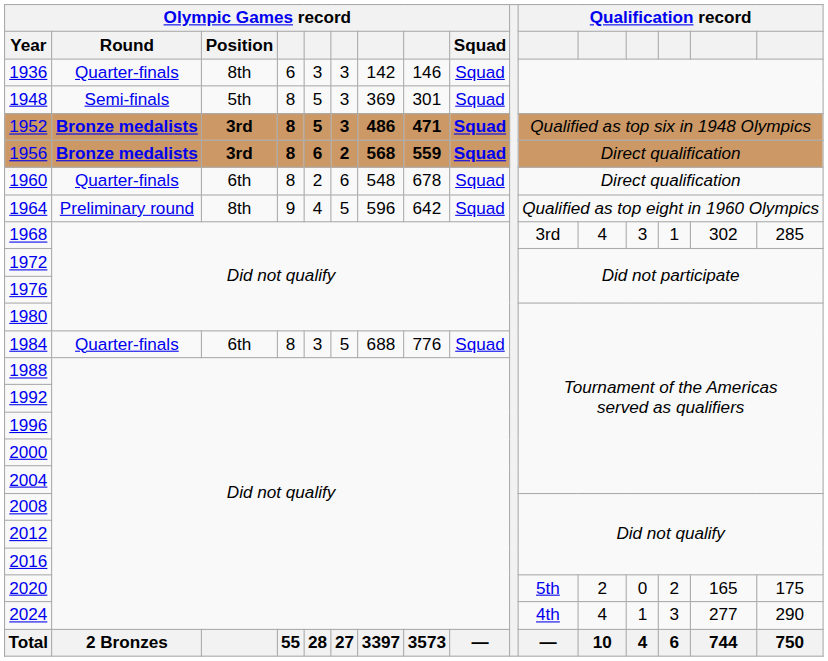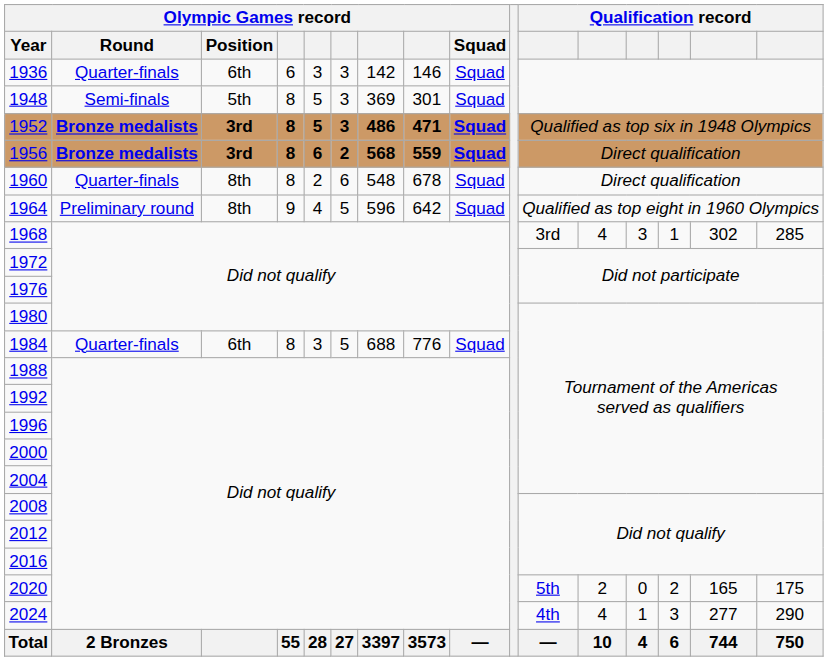(239, 72) 8th -> (239, 72) 6th
(239, 180) 6th -> (239, 180) 8th
